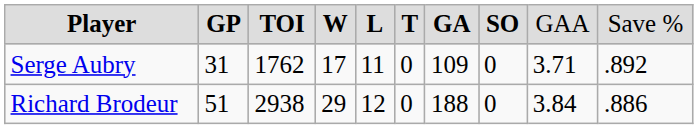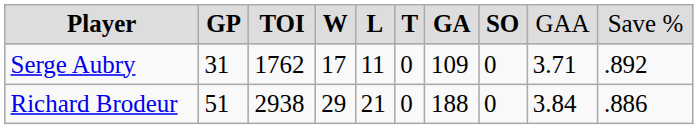(373, 103) 12 -> (373, 103) 21
